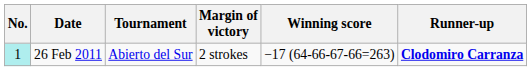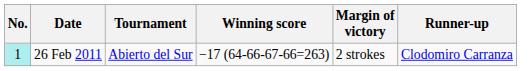columns swapped: (329, 24) <-> (228, 24)
(462, 54) bold -> (457, 54) normal
